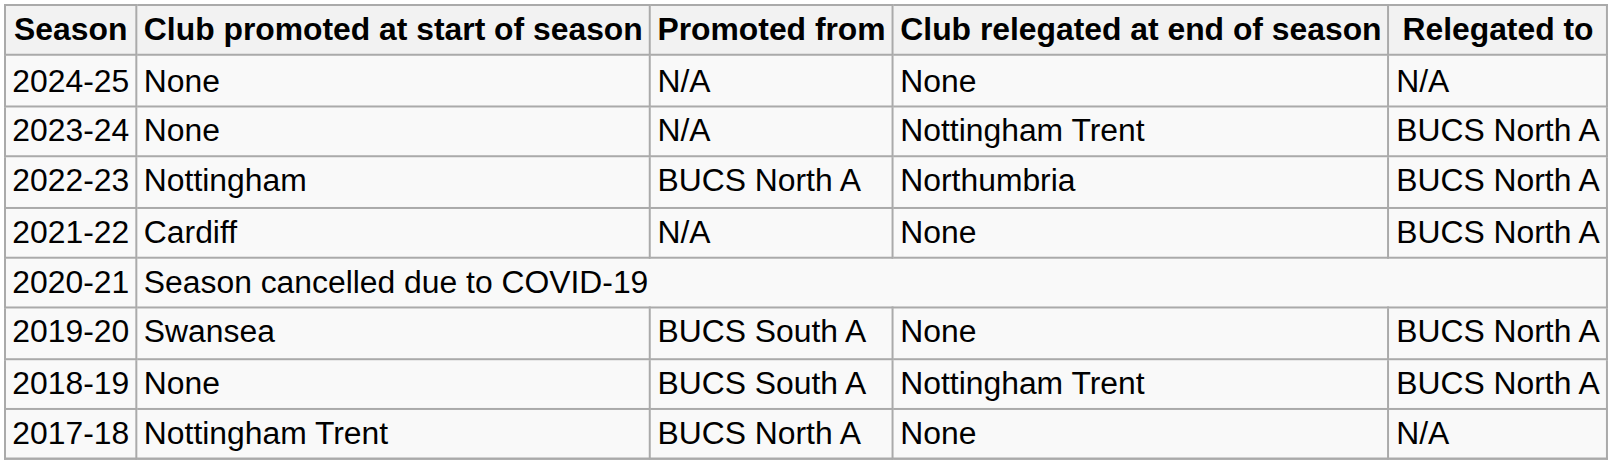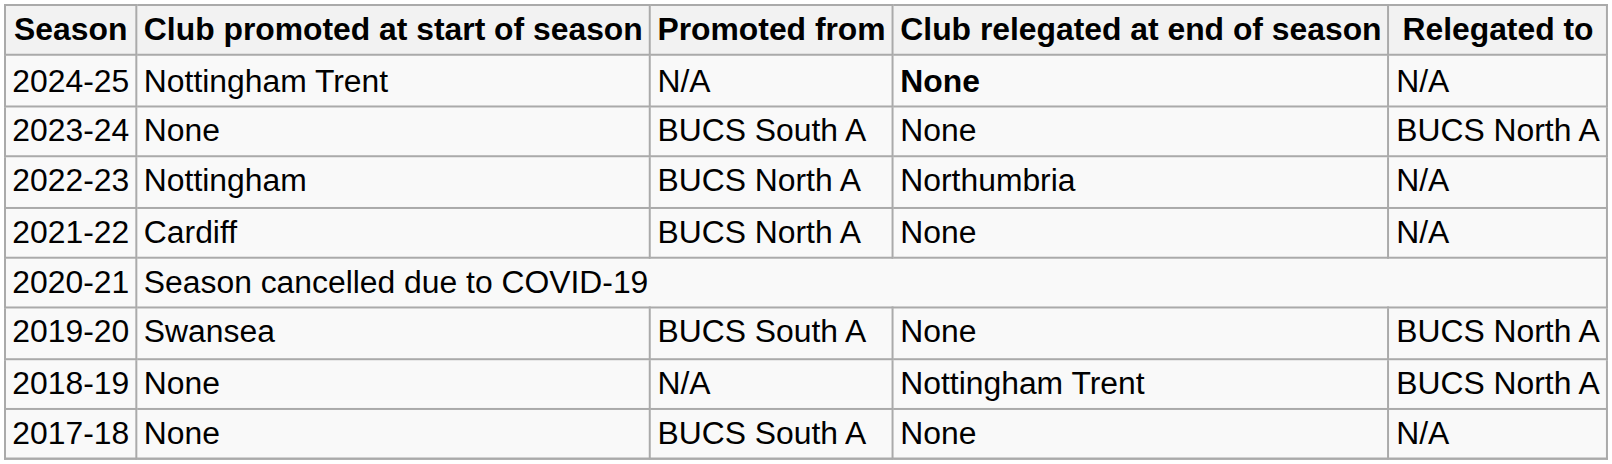(182, 80) None -> (266, 80) Nottingham Trent
(938, 80) normal -> (940, 80) bold
(684, 130) N/A -> (762, 130) BUCS South A
(1022, 130) Nottingham Trent -> (938, 130) None
(1498, 181) BUCS North A -> (1423, 181) N/A
(684, 231) N/A -> (759, 231) BUCS North A
(1498, 231) BUCS North A -> (1423, 231) N/A
(762, 383) BUCS South A -> (684, 383) N/A
(266, 433) Nottingham Trent -> (182, 433) None
(759, 433) BUCS North A -> (762, 433) BUCS South A
